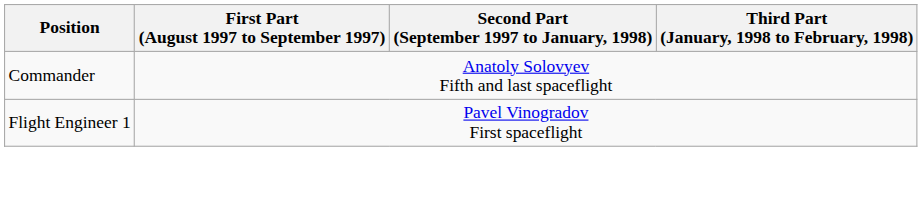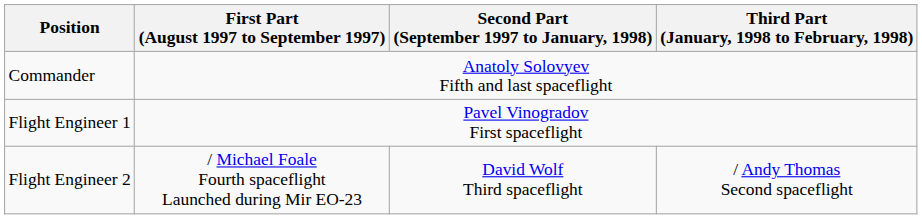+ row: (70, 179)
